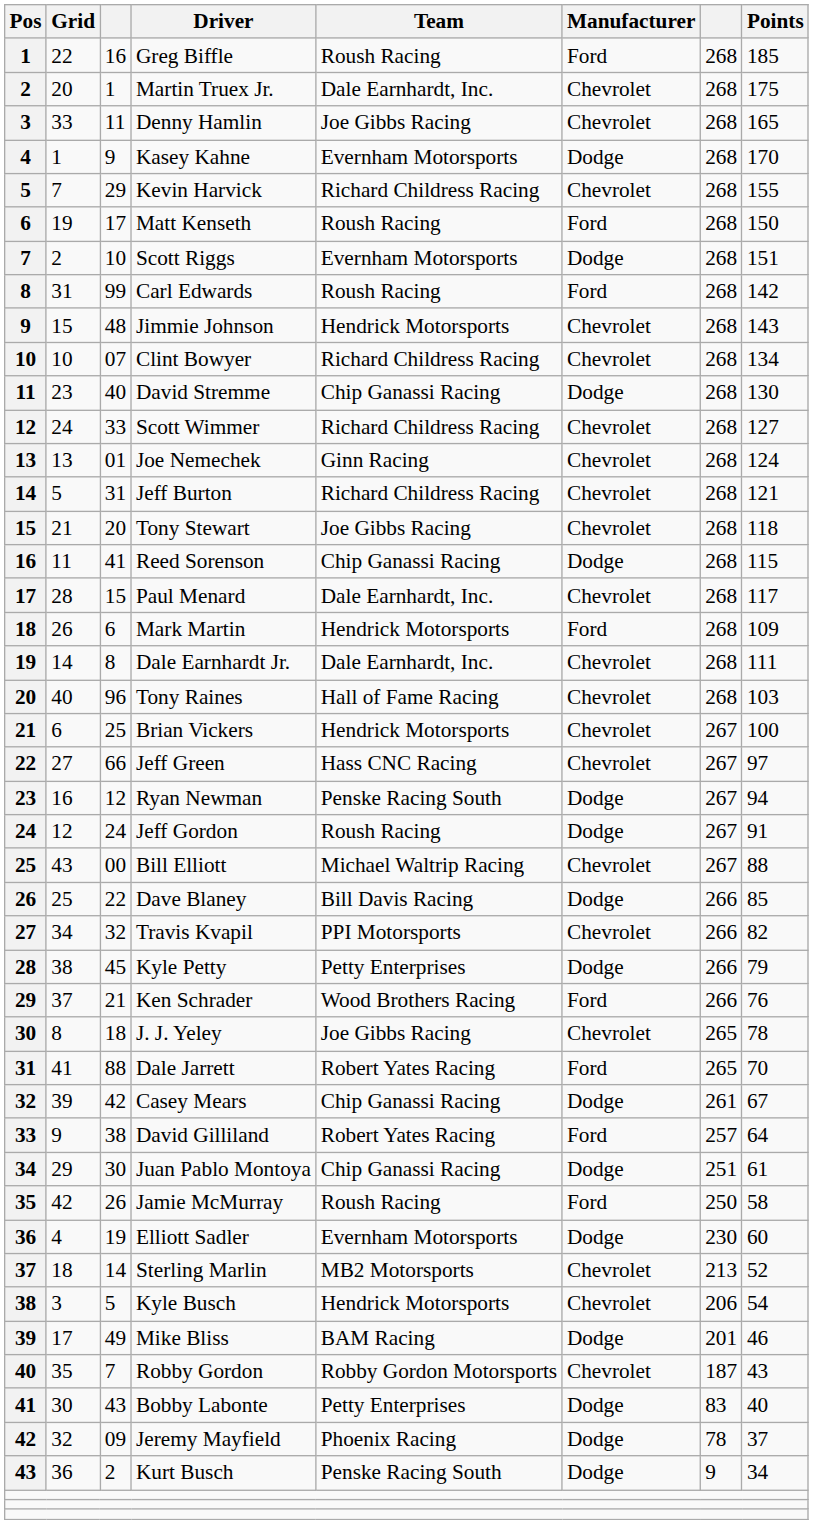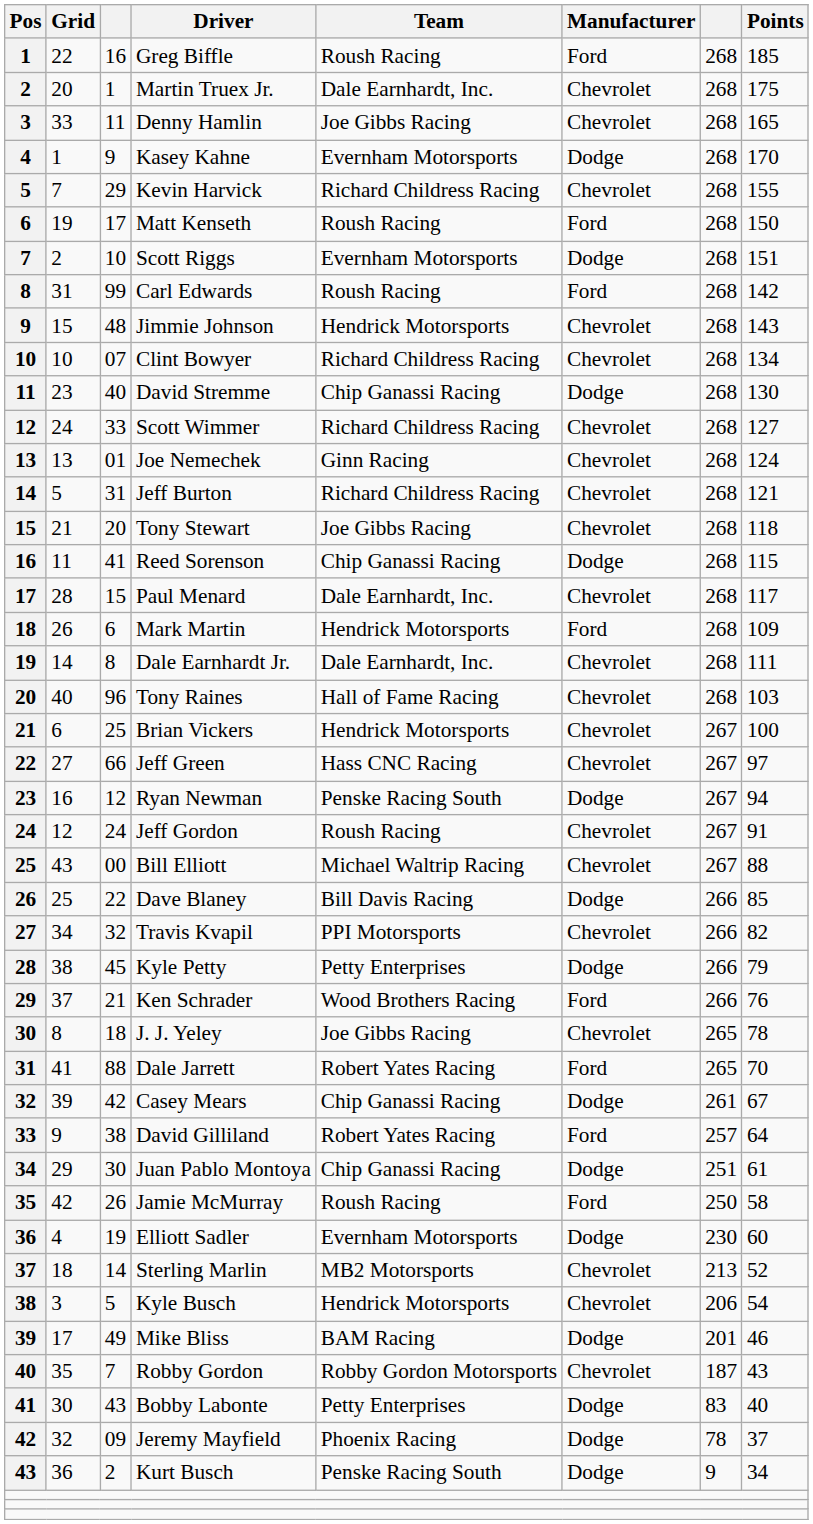(595, 831) Dodge -> (609, 831) Chevrolet
